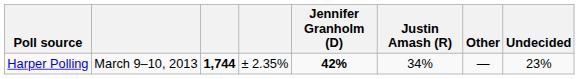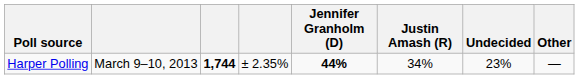columns swapped: (483, 43) <-> (539, 43)
(334, 63) 42% -> (334, 63) 44%
